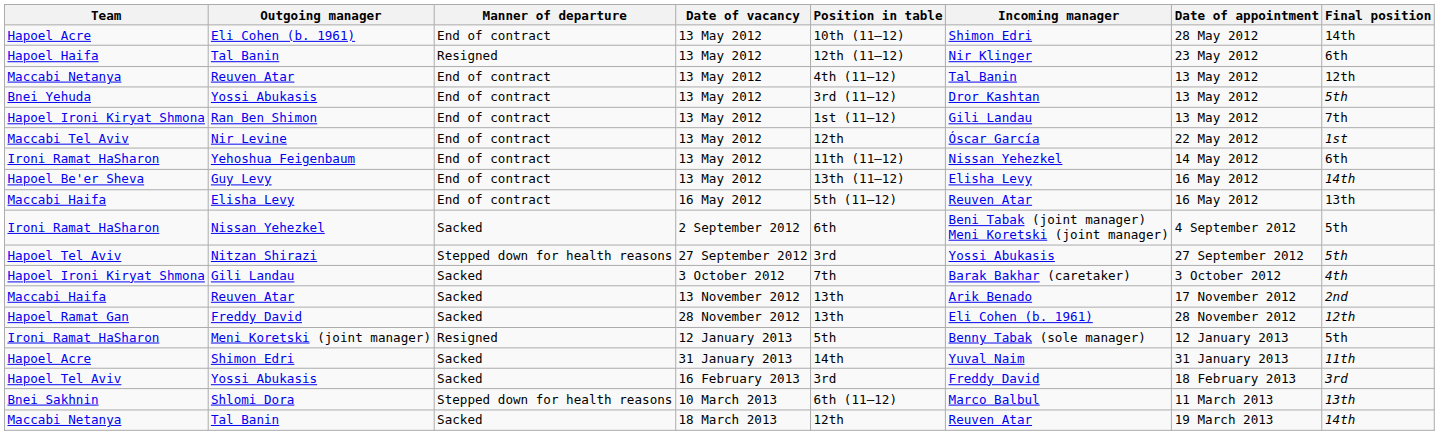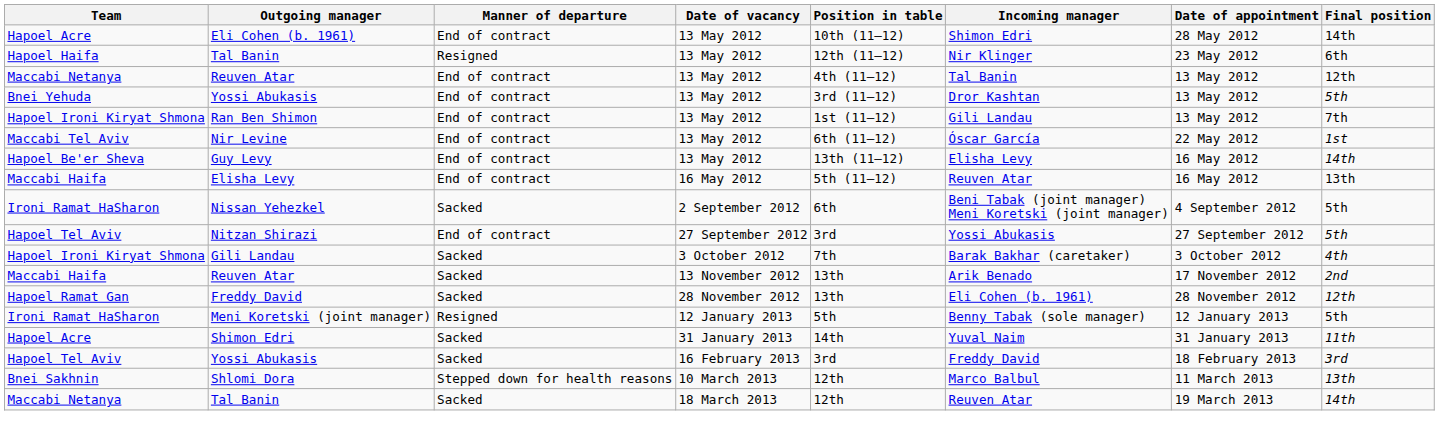(829, 138) 12th -> (855, 138) 6th (11–12)
- row: (83, 159)
(555, 255) Stepped down for health reasons -> (494, 235) End of contract
(855, 399) 6th (11–12) -> (829, 379) 12th
